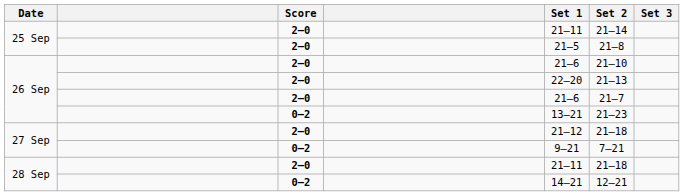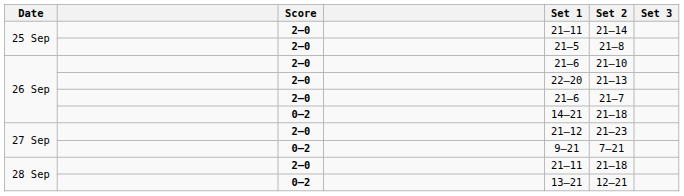(567, 115) 13–21 -> (567, 115) 14–21
(612, 115) 21–23 -> (612, 115) 21–18
(612, 132) 21–18 -> (612, 132) 21–23
(567, 182) 14–21 -> (567, 182) 13–21
